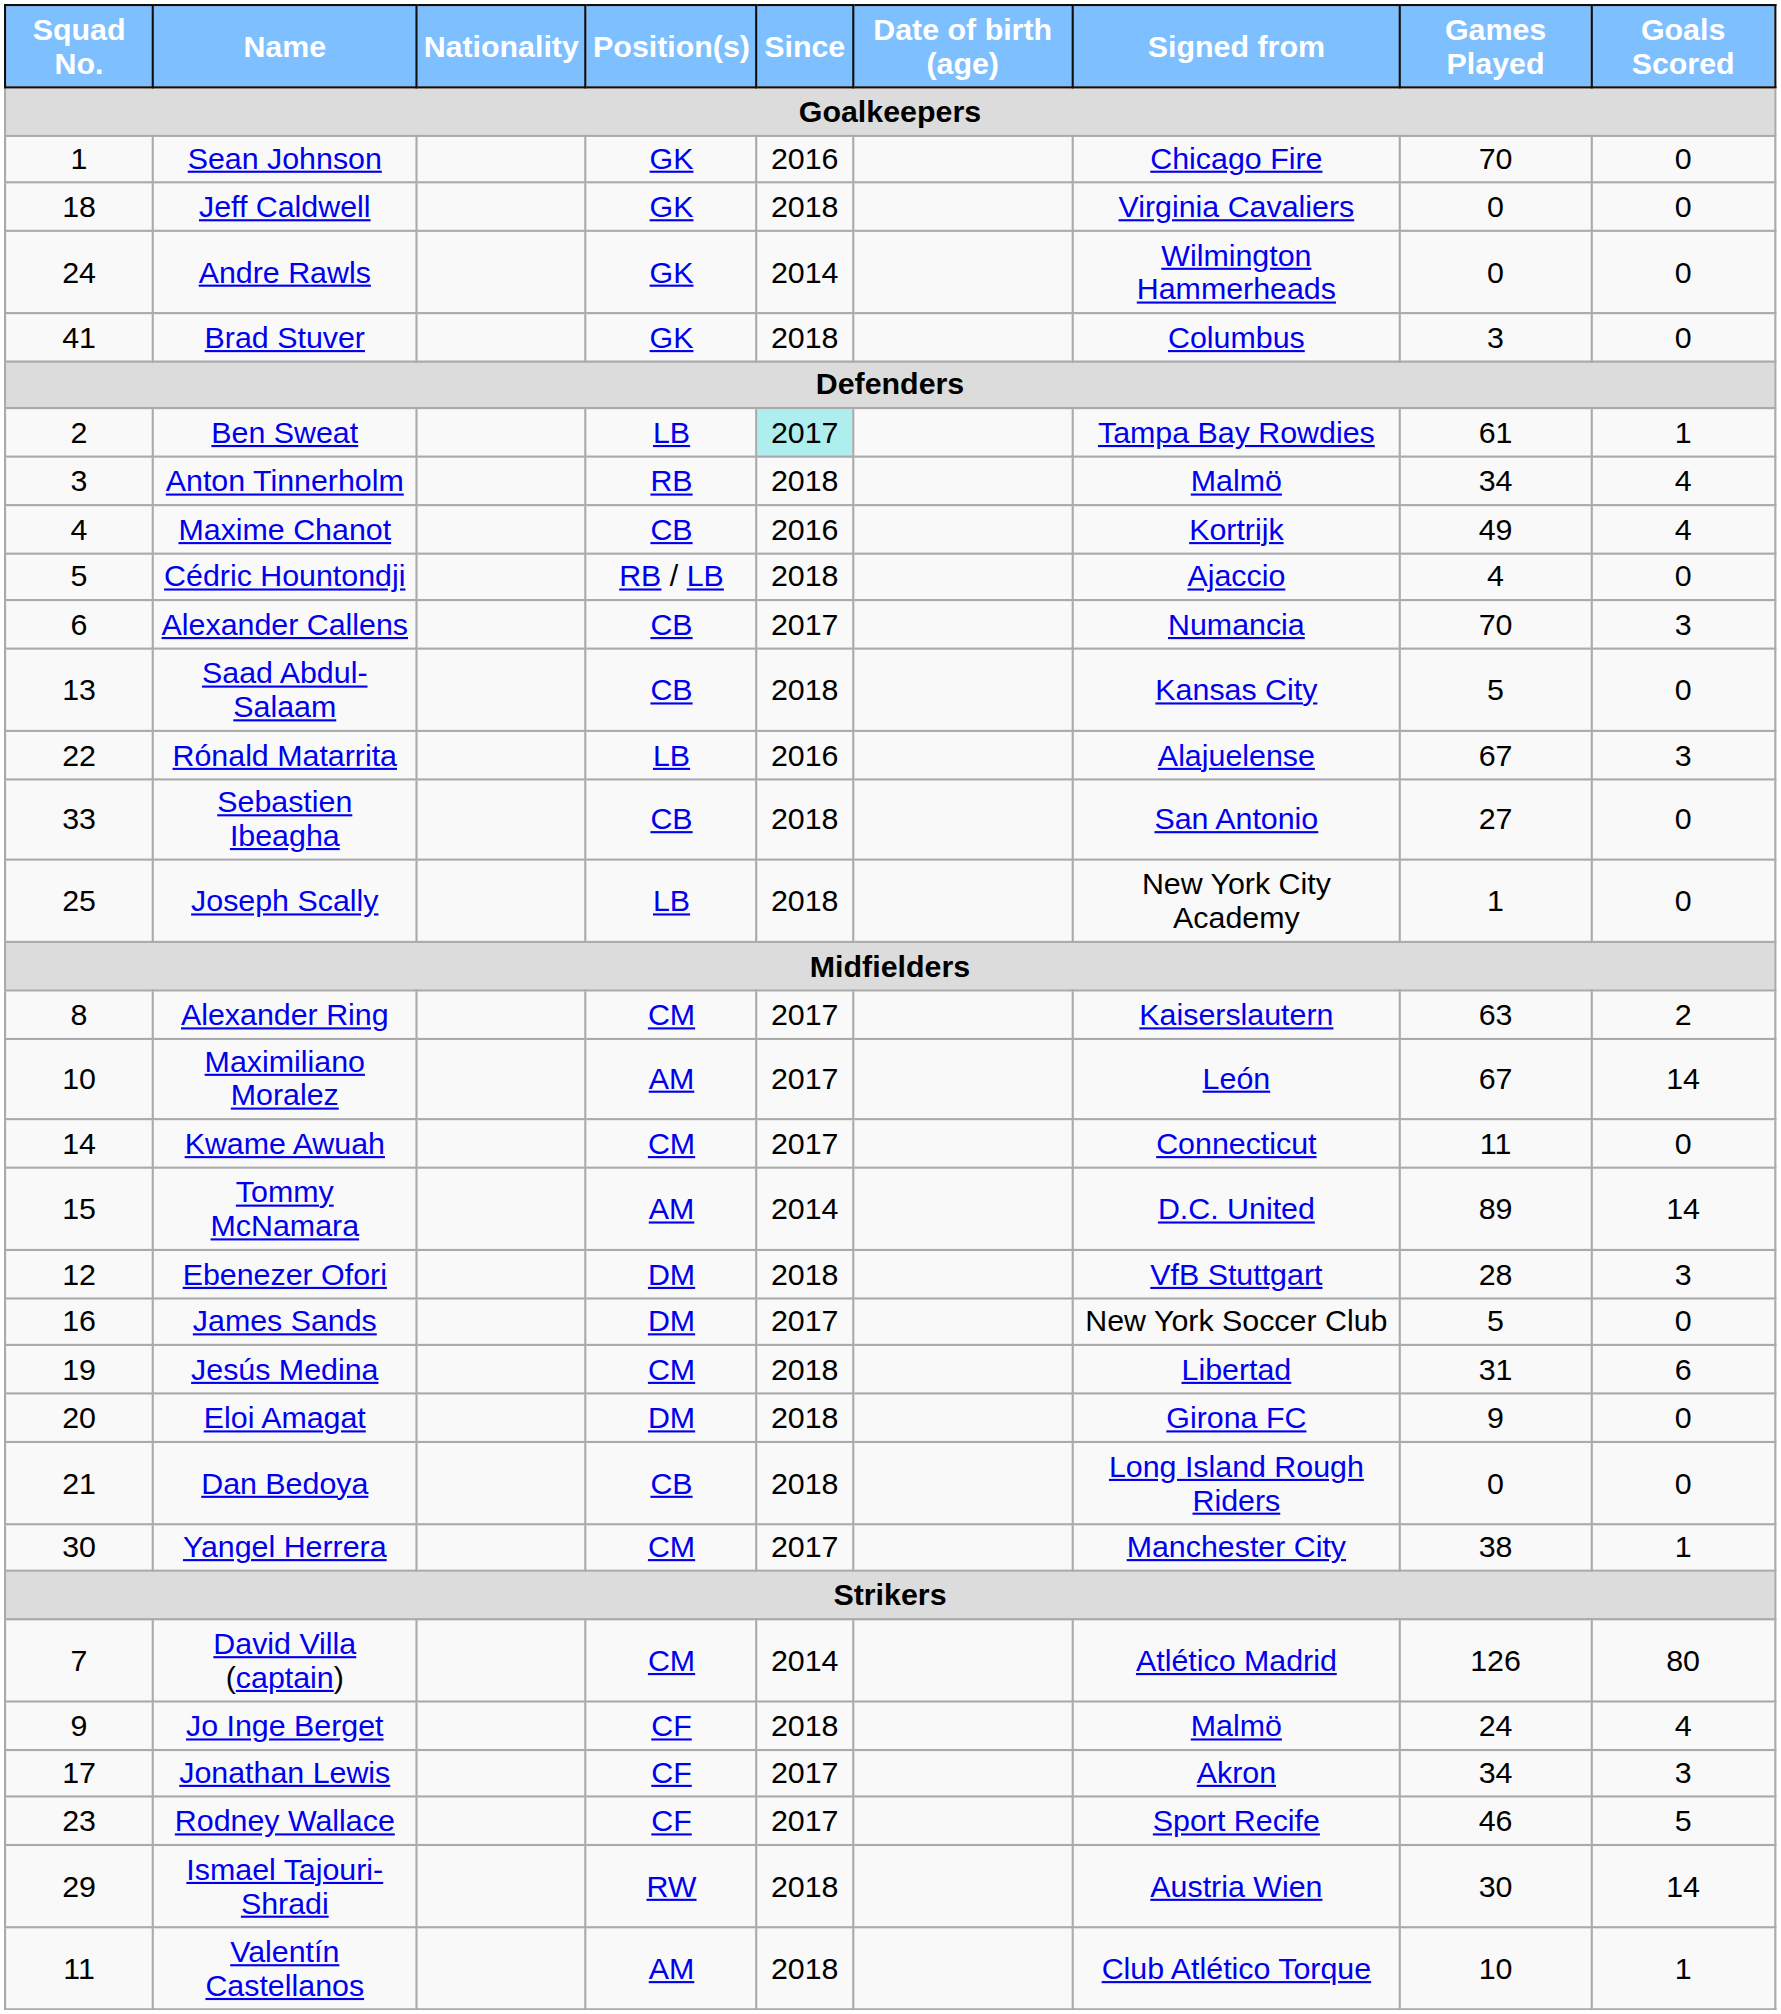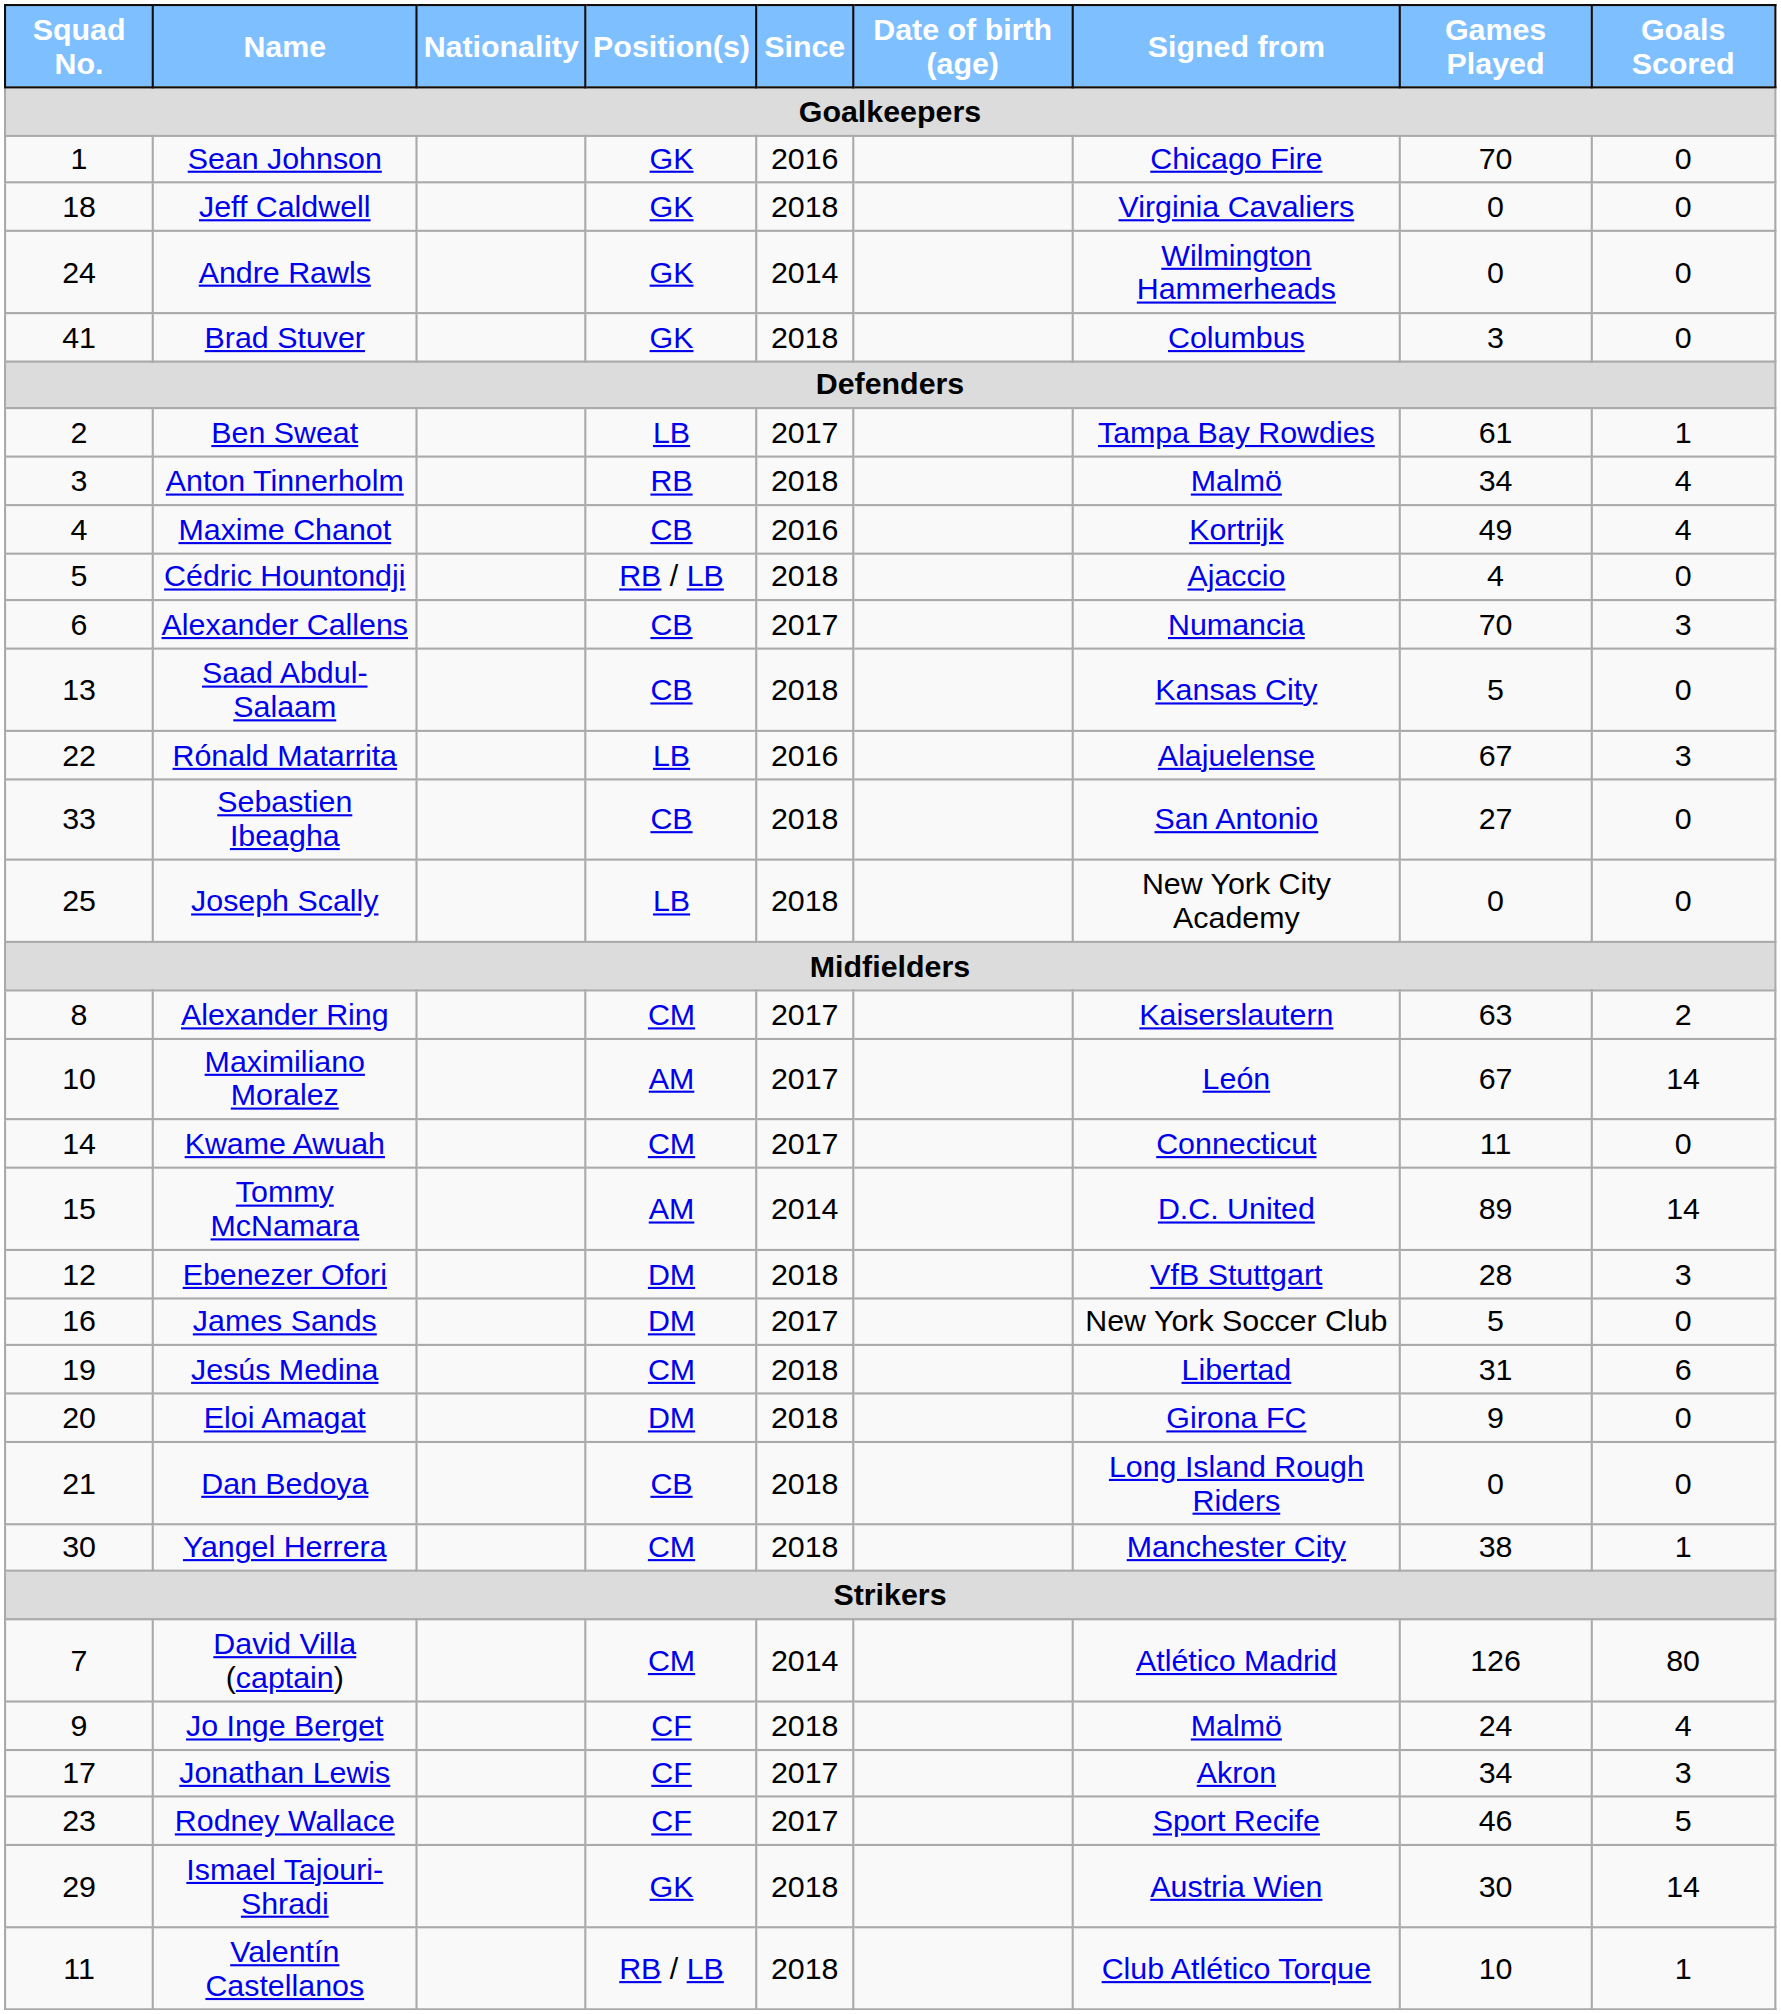(805, 433) paleturquoise background -> (805, 433) no background
(1496, 901) 1 -> (1496, 901) 0
(805, 1548) 2017 -> (805, 1548) 2018
(672, 1886) RW -> (672, 1886) GK
(672, 1968) AM -> (672, 1968) RB / LB
